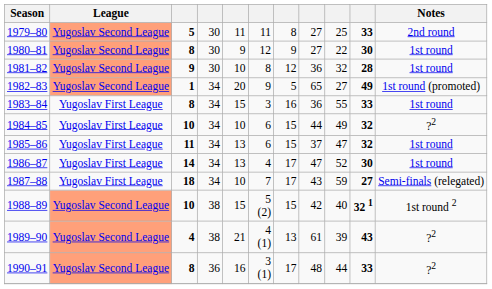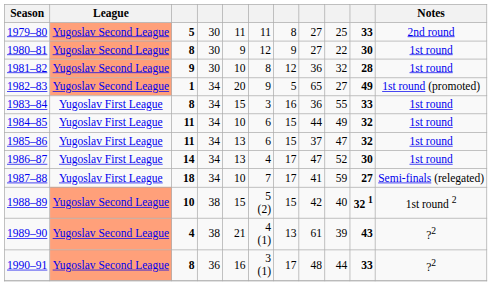(189, 124) 10 -> (189, 123) 11
(431, 124) ?2 -> (431, 123) 1st round
(316, 181) 43 -> (316, 178) 41
